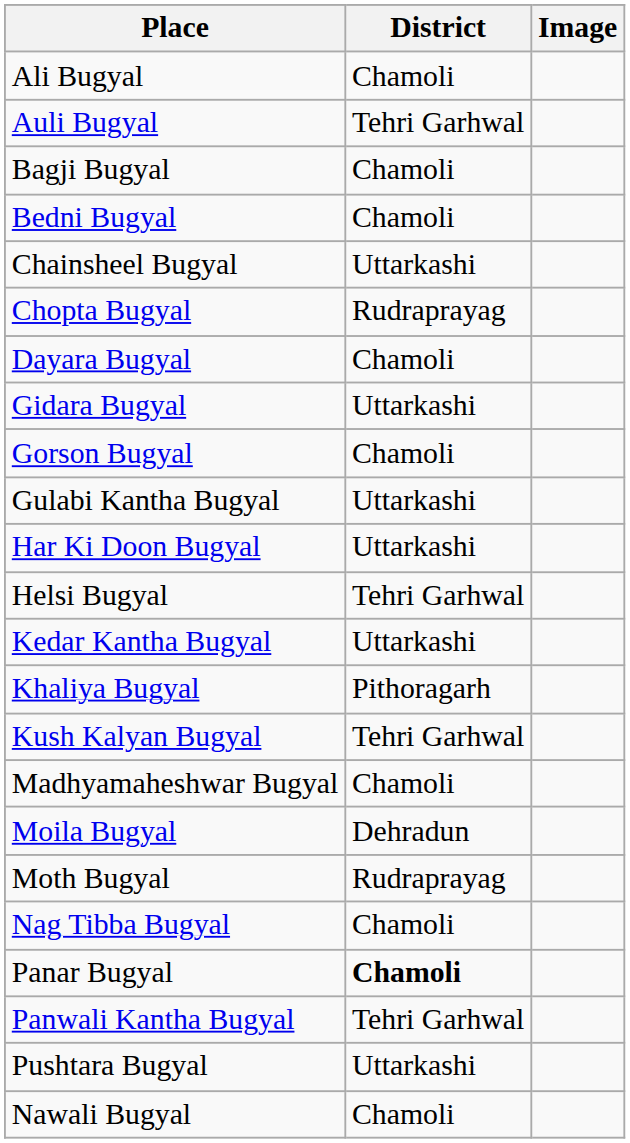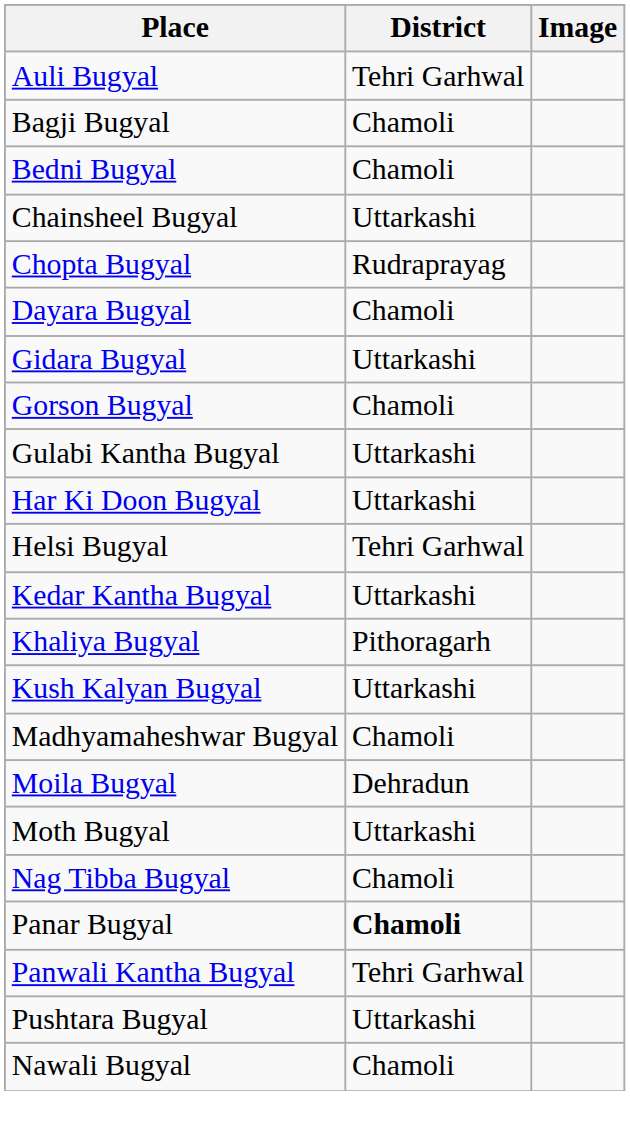- row: (78, 75)
(438, 736) Tehri Garhwal -> (414, 688) Uttarkashi
(429, 877) Rudraprayag -> (414, 830) Uttarkashi
